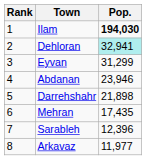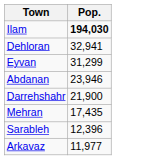- column: (20, 12)
(117, 46) paleturquoise background -> (86, 46) no background
(117, 96) 21,898 -> (86, 96) 21,900
